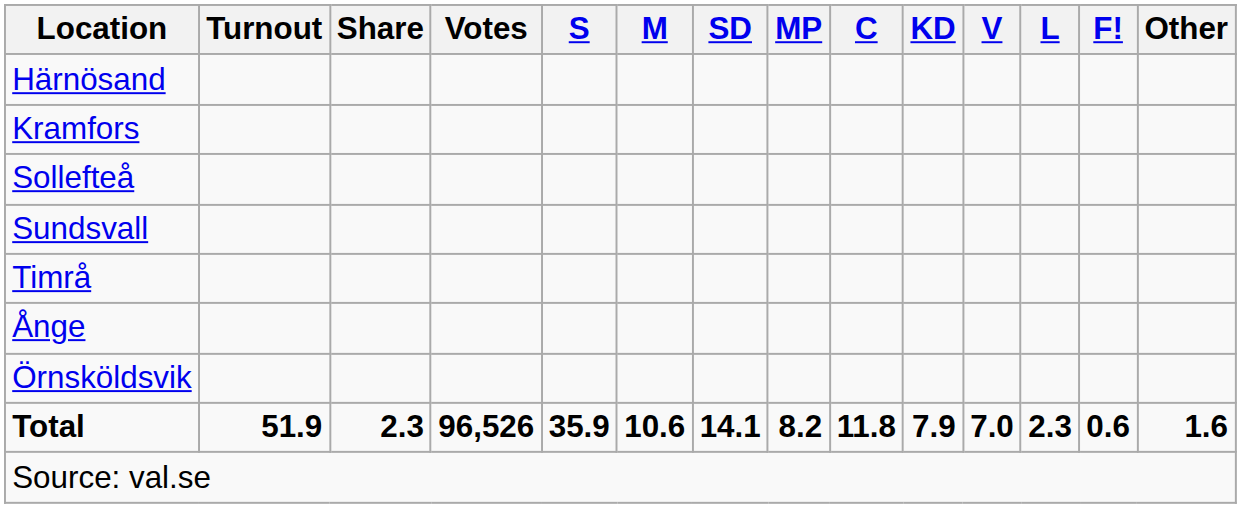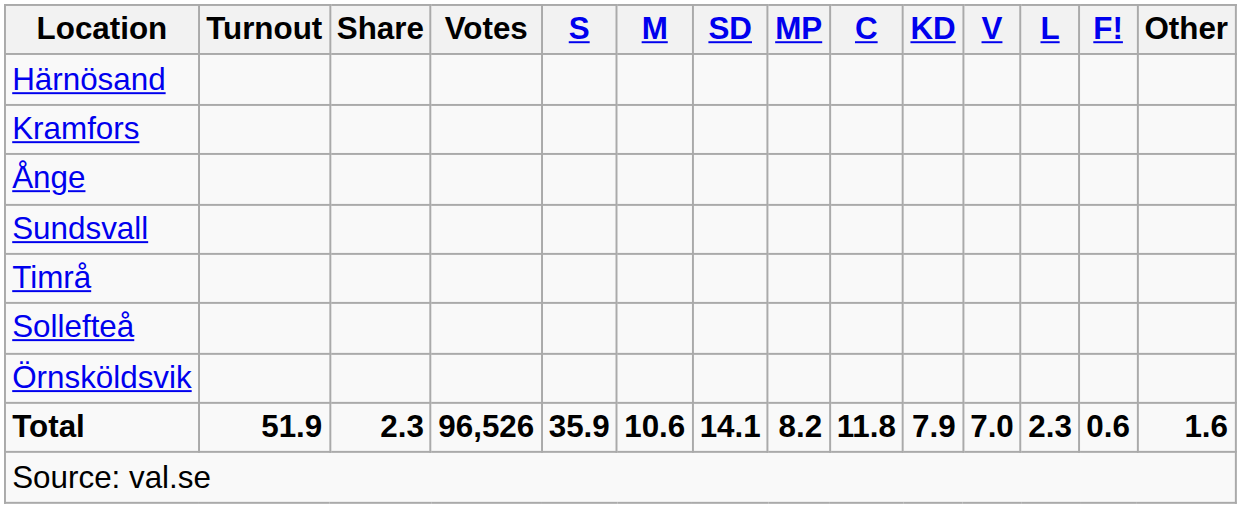rows swapped: (73, 178) <-> (49, 327)
